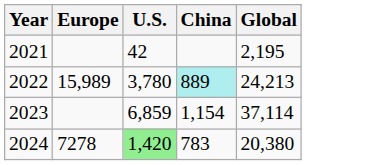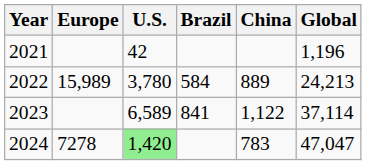+ column: (206, 19)
(262, 50) 2,195 -> (322, 50) 1,196
(195, 81) paleturquoise background -> (255, 81) no background
(150, 112) 6,859 -> (150, 112) 6,589
(202, 112) 1,154 -> (262, 112) 1,122
(267, 143) 20,380 -> (327, 143) 47,047
